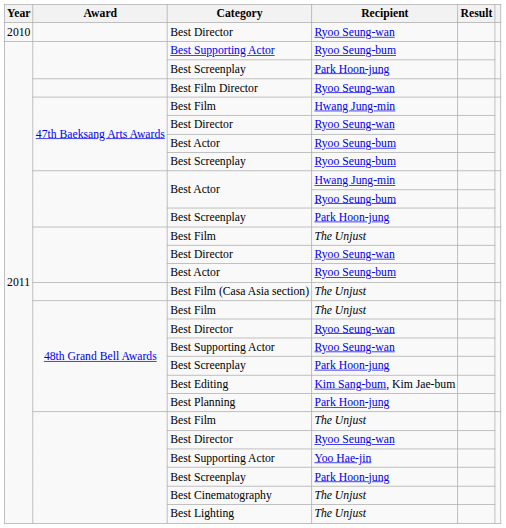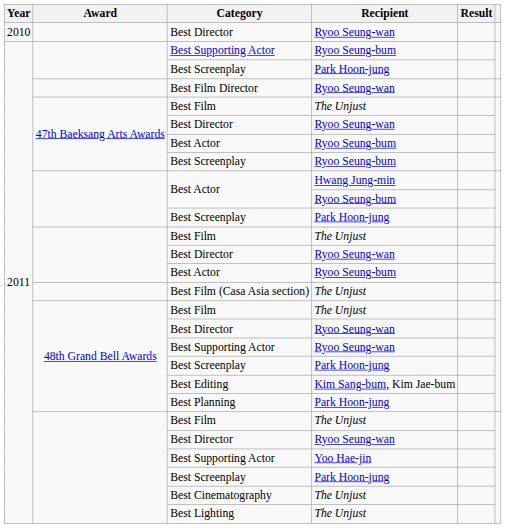(355, 106) Hwang Jung-min -> (340, 106) The Unjust
